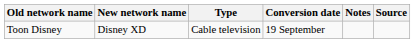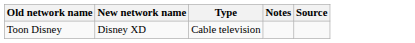- column: (303, 13)
